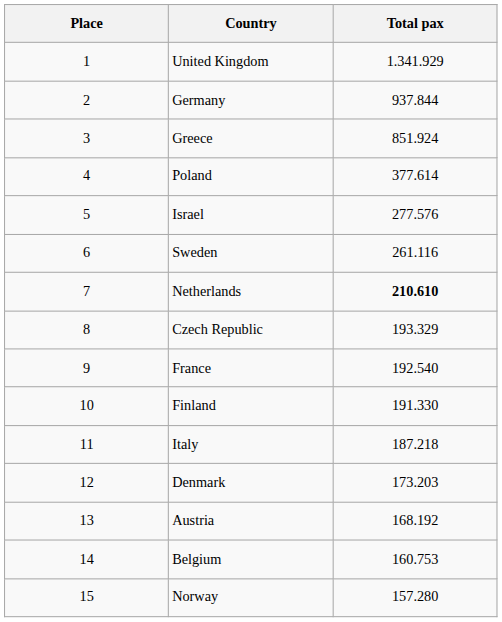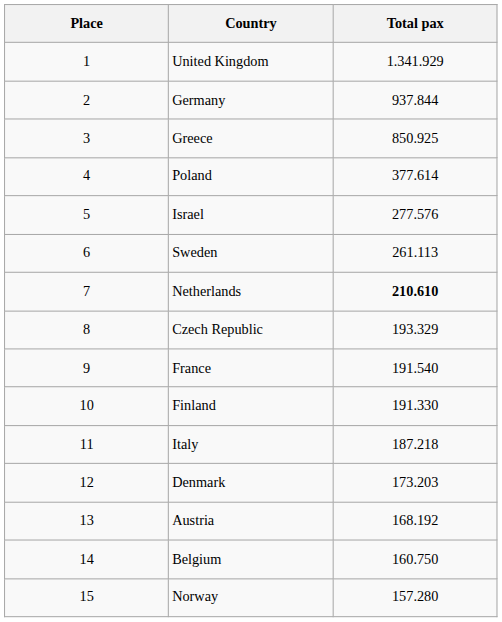(415, 138) 851.924 -> (415, 138) 850.925
(415, 252) 261.116 -> (415, 252) 261.113
(415, 367) 192.540 -> (415, 367) 191.540
(415, 558) 160.753 -> (415, 558) 160.750
